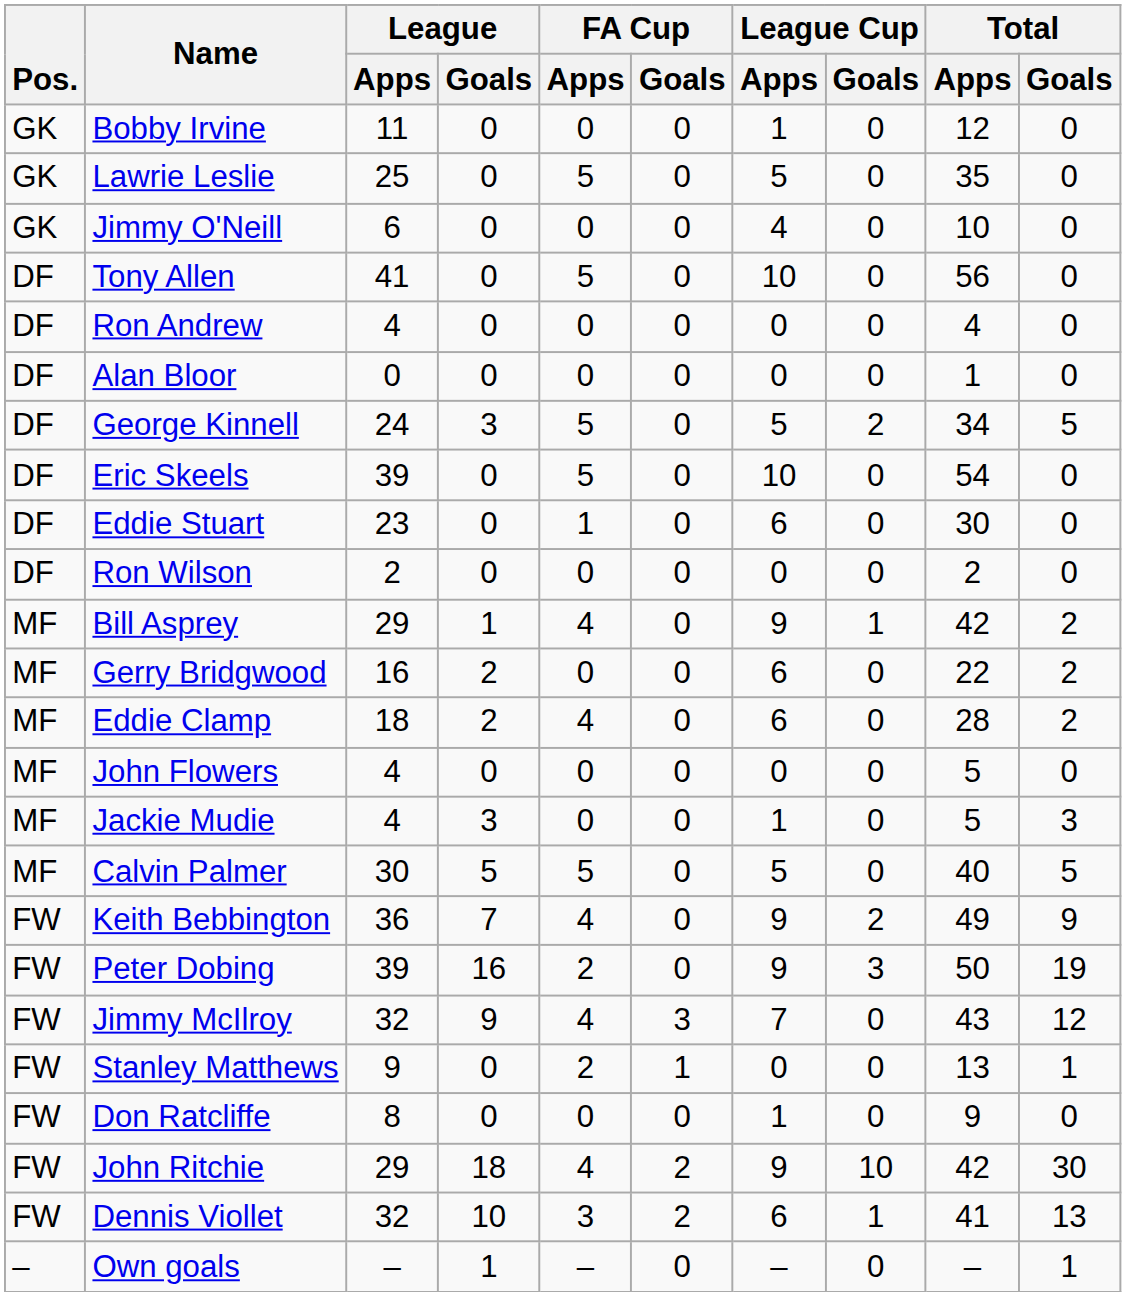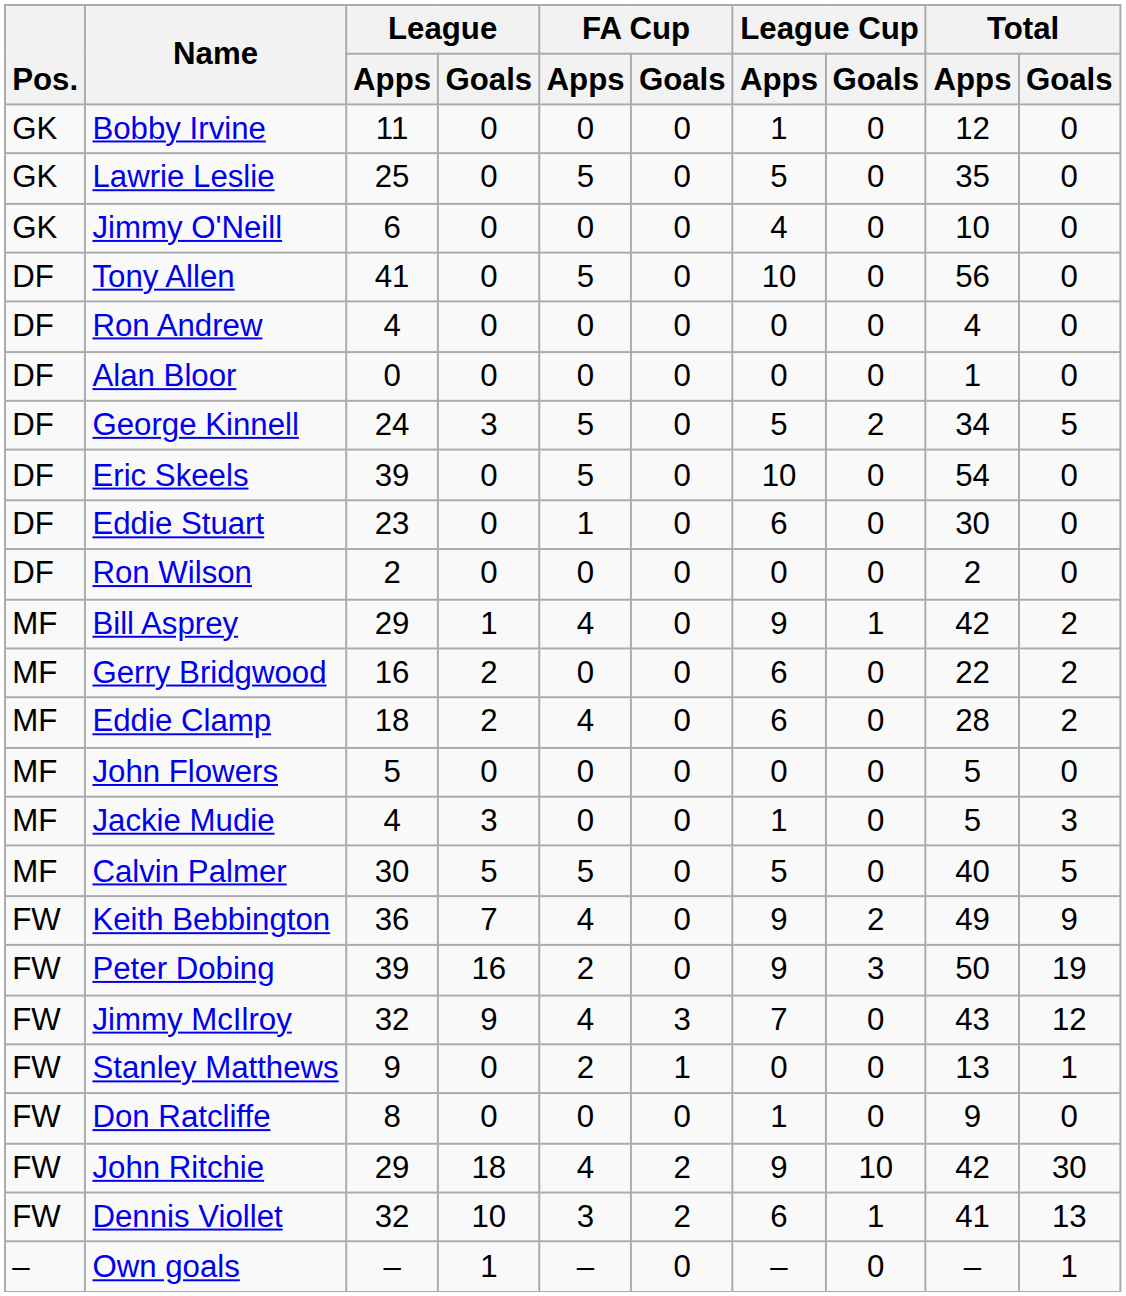(392, 771) 4 -> (392, 771) 5
